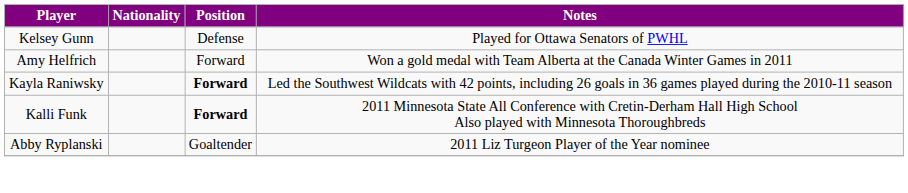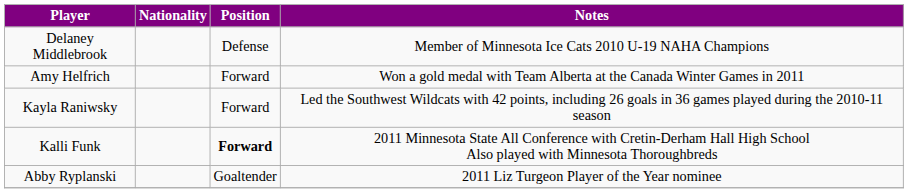+ row: (70, 46)
- row: (56, 38)
(220, 83) bold -> (245, 107) normal
